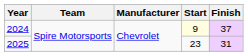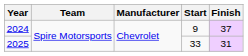(195, 28) lightyellow background -> (195, 28) no background
(195, 44) 23 -> (195, 44) 33
